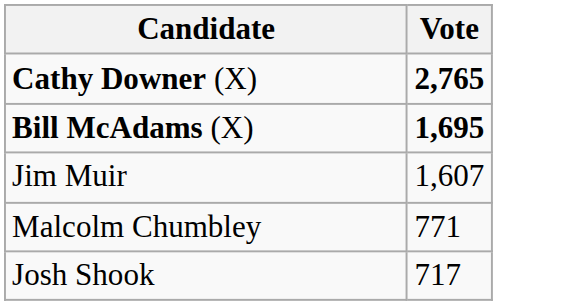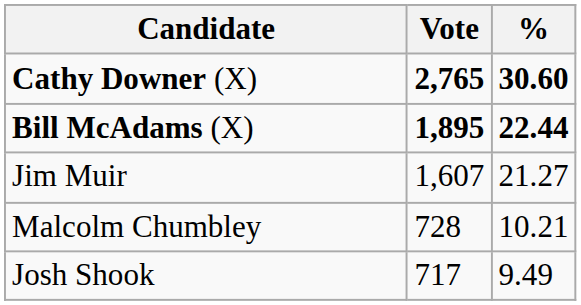+ column: (533, 29)
(449, 127) 1,695 -> (449, 127) 1,895
(438, 226) 771 -> (438, 226) 728
